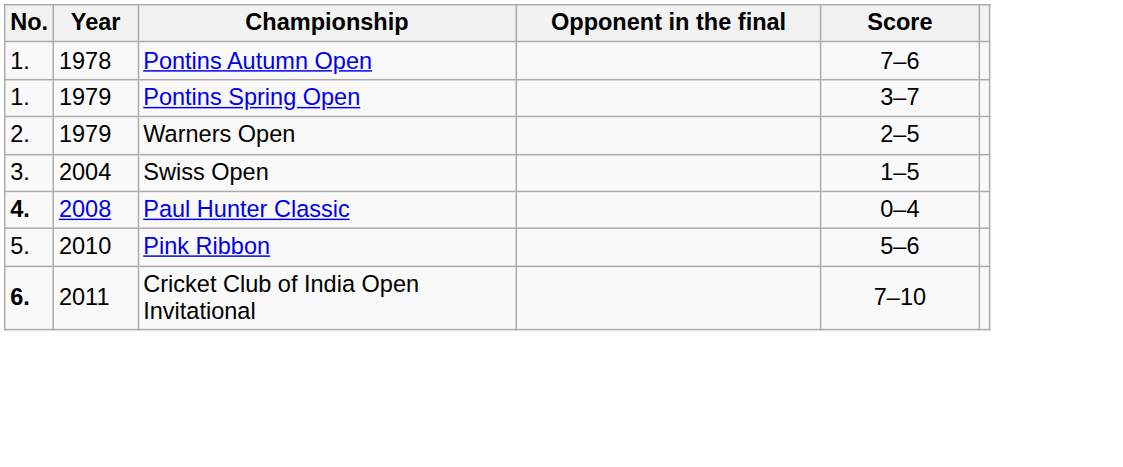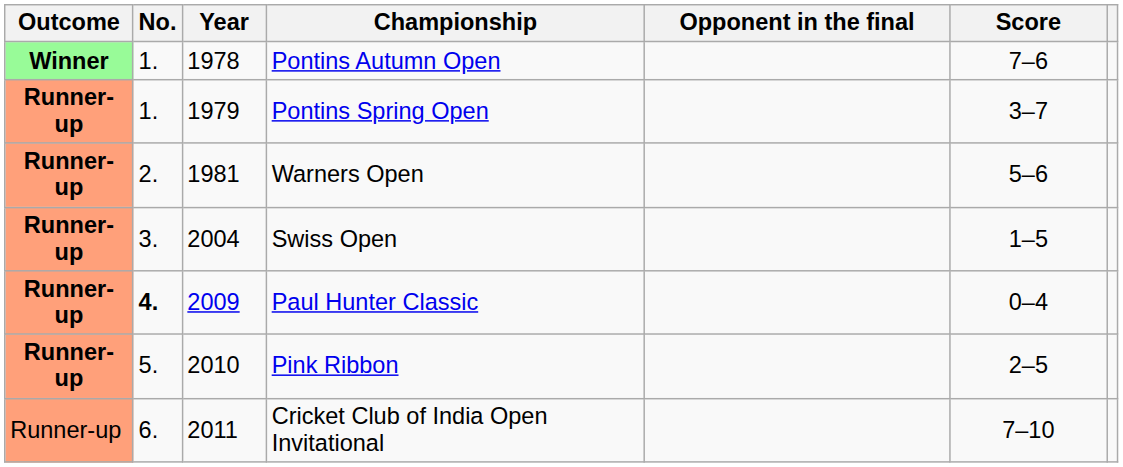+ column: (69, 23)
(85, 135) 1979 -> (213, 174) 1981
(900, 135) 2–5 -> (1028, 174) 5–6
(85, 209) 2008 -> (213, 302) 2009
(900, 246) 5–6 -> (1028, 366) 2–5
(20, 297) bold -> (148, 429) normal
